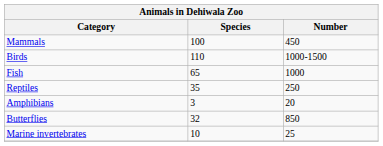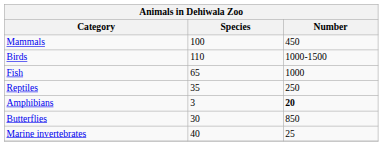(290, 103) normal -> (290, 103) bold
(195, 118) 32 -> (195, 118) 30
(195, 133) 10 -> (195, 133) 40
